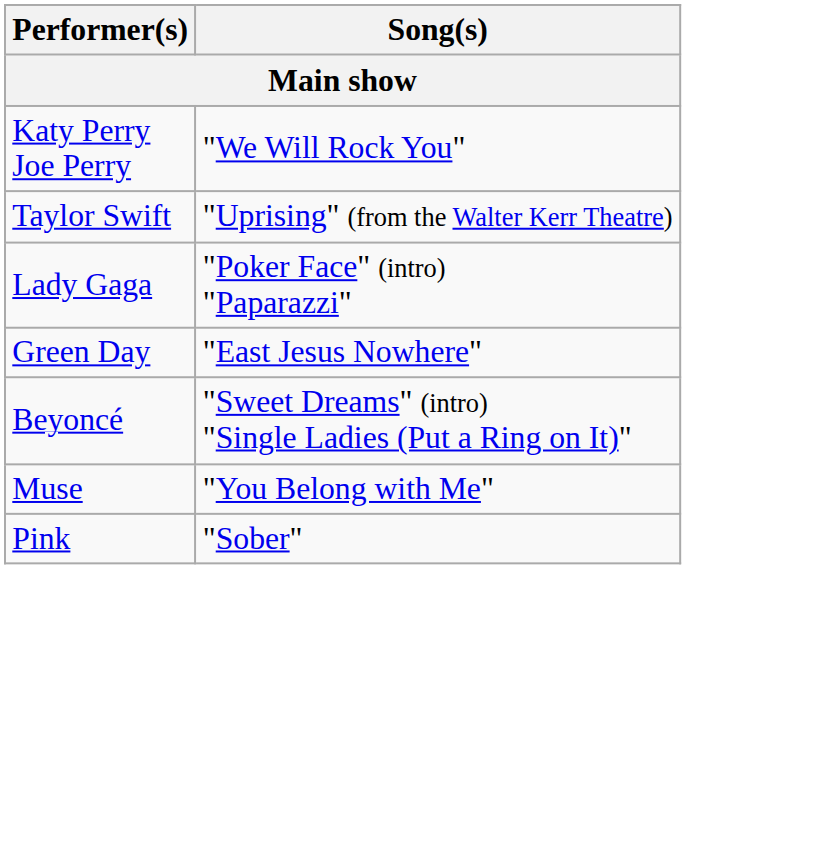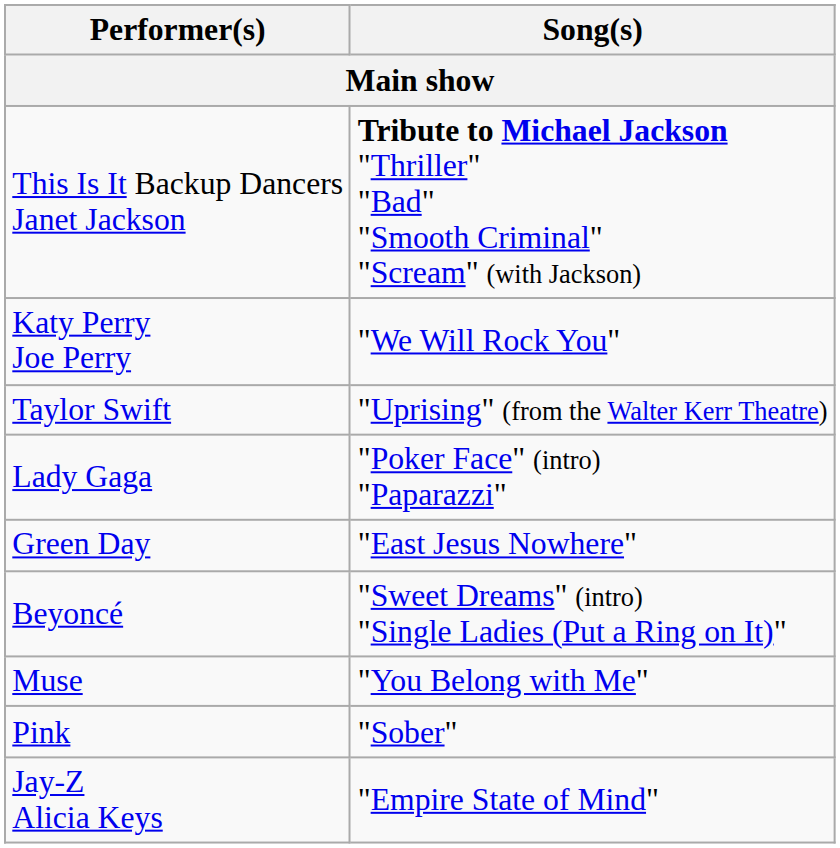+ row: (178, 201)
+ row: (88, 799)
